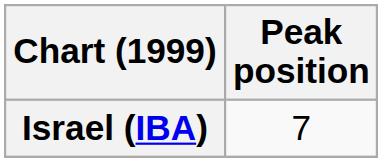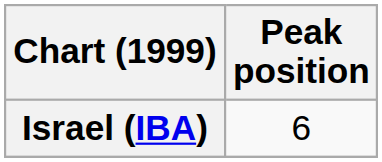(301, 127) 7 -> (301, 127) 6
